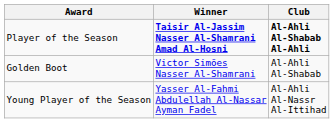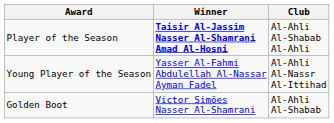(296, 38) bold -> (296, 38) normal
rows swapped: (79, 100) <-> (37, 69)
